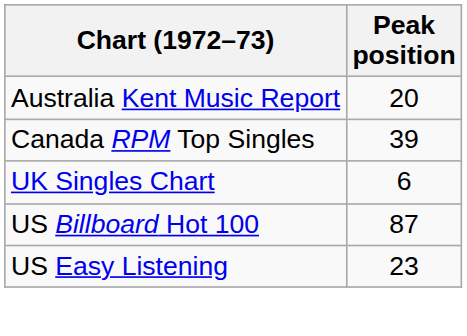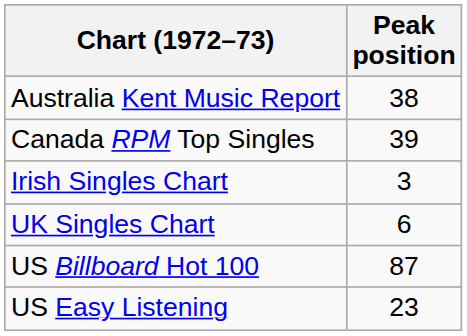(404, 97) 20 -> (404, 97) 38
+ row: (119, 181)
